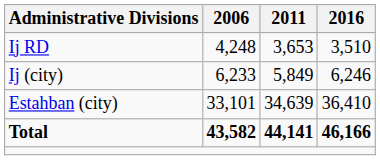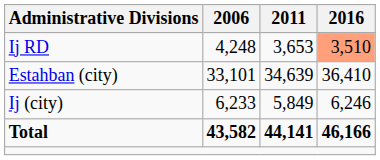(351, 47) no background -> (351, 47) lightsalmon background
rows swapped: (63, 103) <-> (36, 75)
